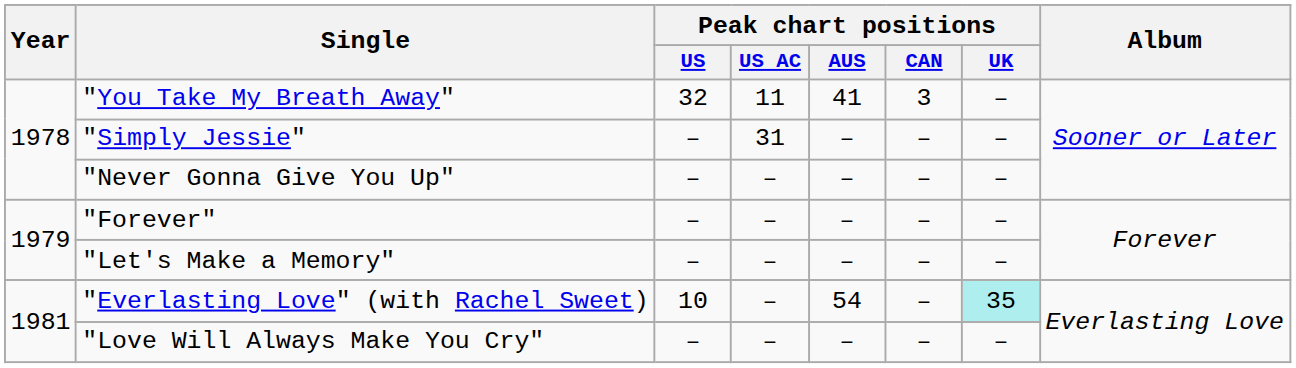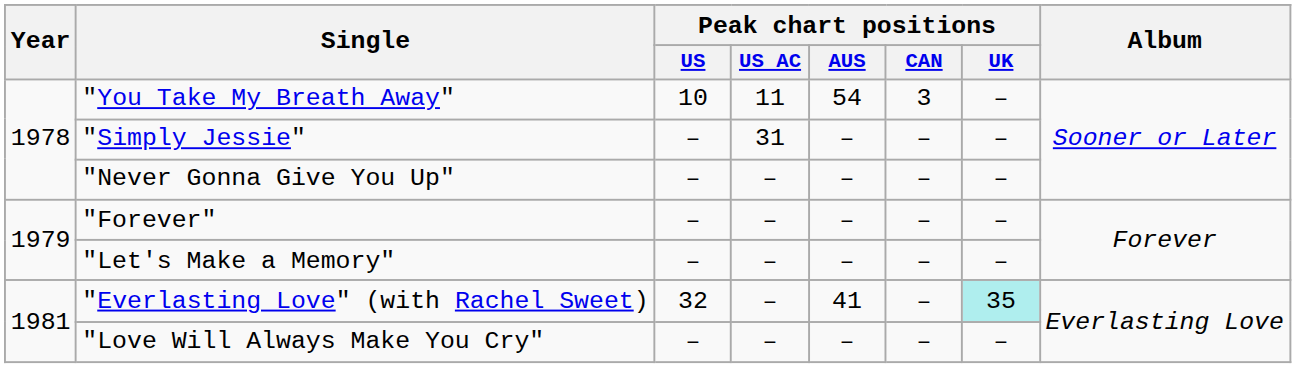(693, 99) 32 -> (693, 99) 10
(847, 99) 41 -> (847, 99) 54
(693, 301) 10 -> (693, 301) 32
(847, 301) 54 -> (847, 301) 41
